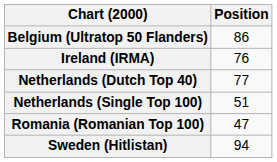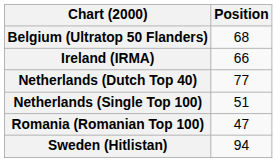(241, 37) 86 -> (241, 37) 68
(241, 59) 76 -> (241, 59) 66
